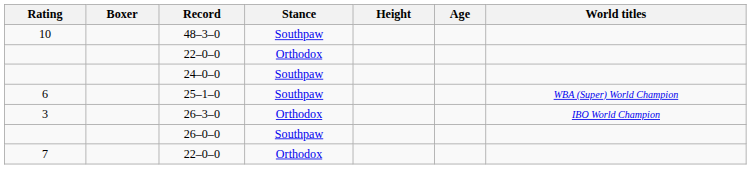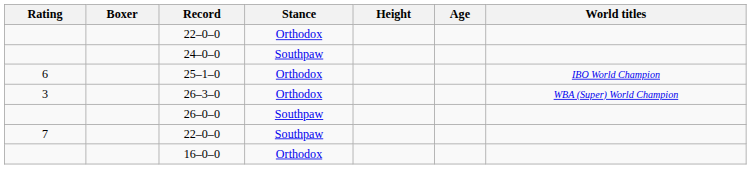- row: (45, 34)
(299, 94) Southpaw -> (299, 74) Orthodox
(616, 95) WBA (Super) World Champion -> (616, 75) IBO World Champion
(616, 115) IBO World Champion -> (616, 95) WBA (Super) World Champion
(299, 154) Orthodox -> (299, 134) Southpaw
+ row: (45, 154)
